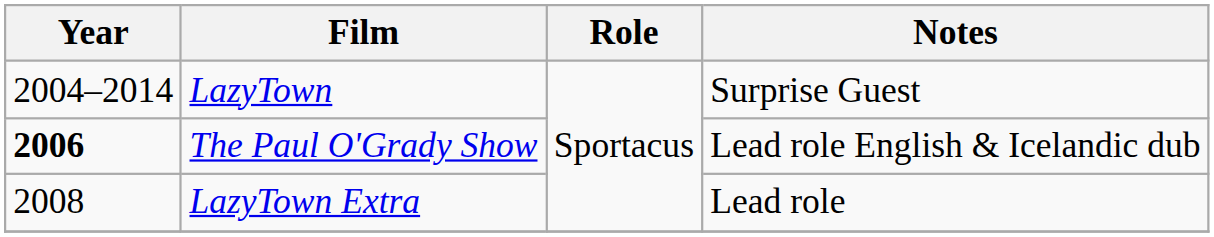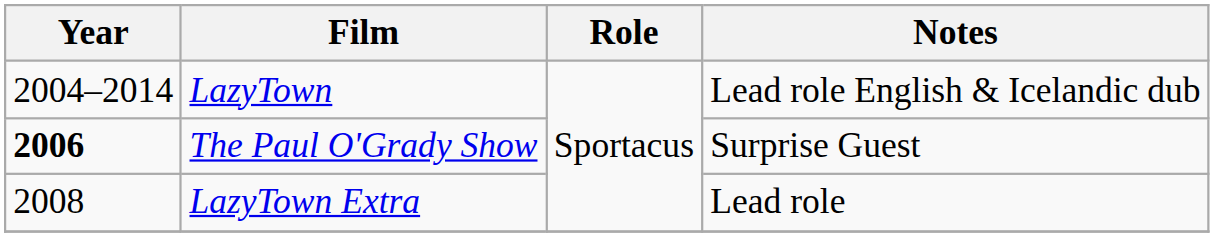(815, 88) Surprise Guest -> (955, 88) Lead role English & Icelandic dub
(955, 145) Lead role English & Icelandic dub -> (815, 145) Surprise Guest
